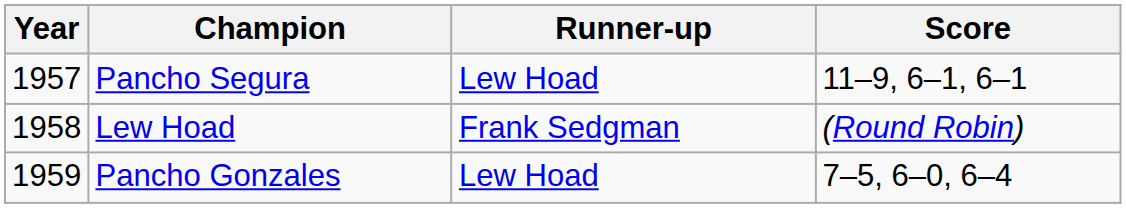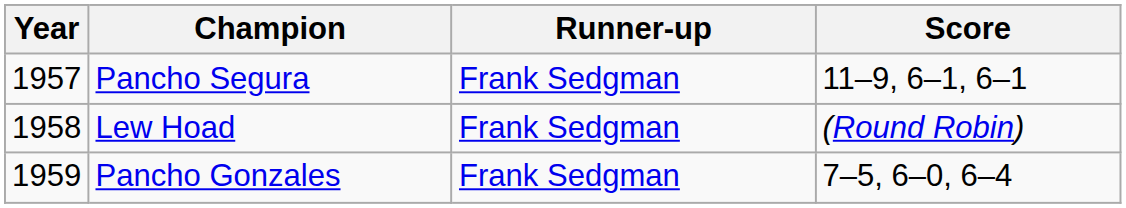(529, 78) Lew Hoad -> (569, 78) Frank Sedgman
(529, 176) Lew Hoad -> (569, 176) Frank Sedgman
